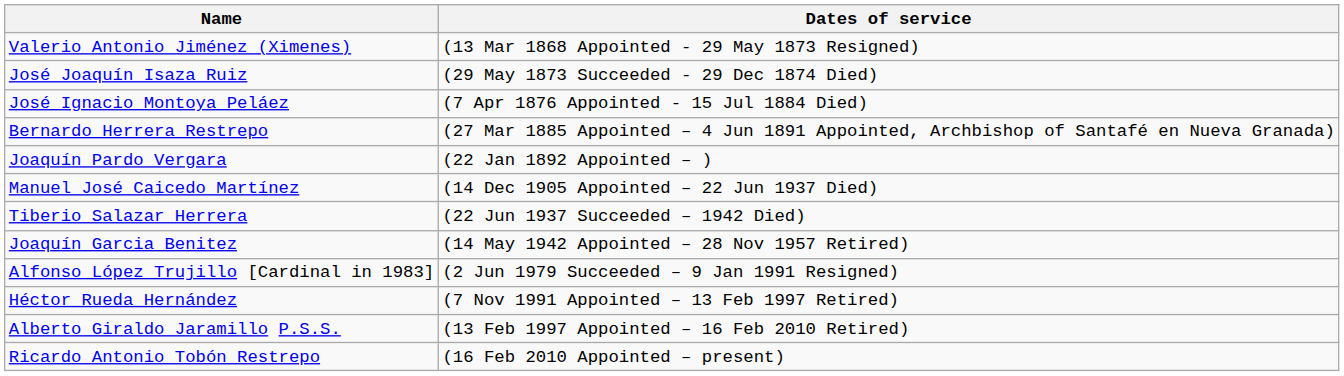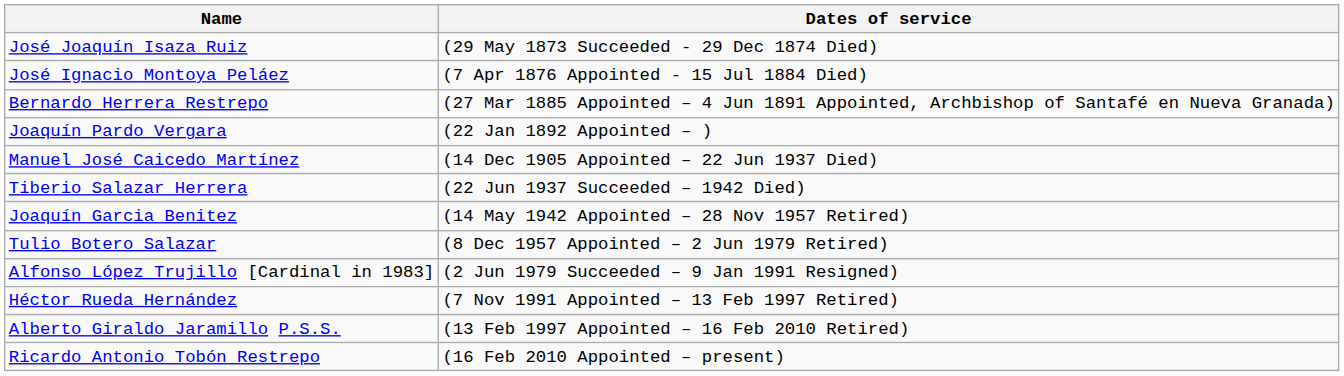- row: (180, 47)
+ row: (113, 244)
